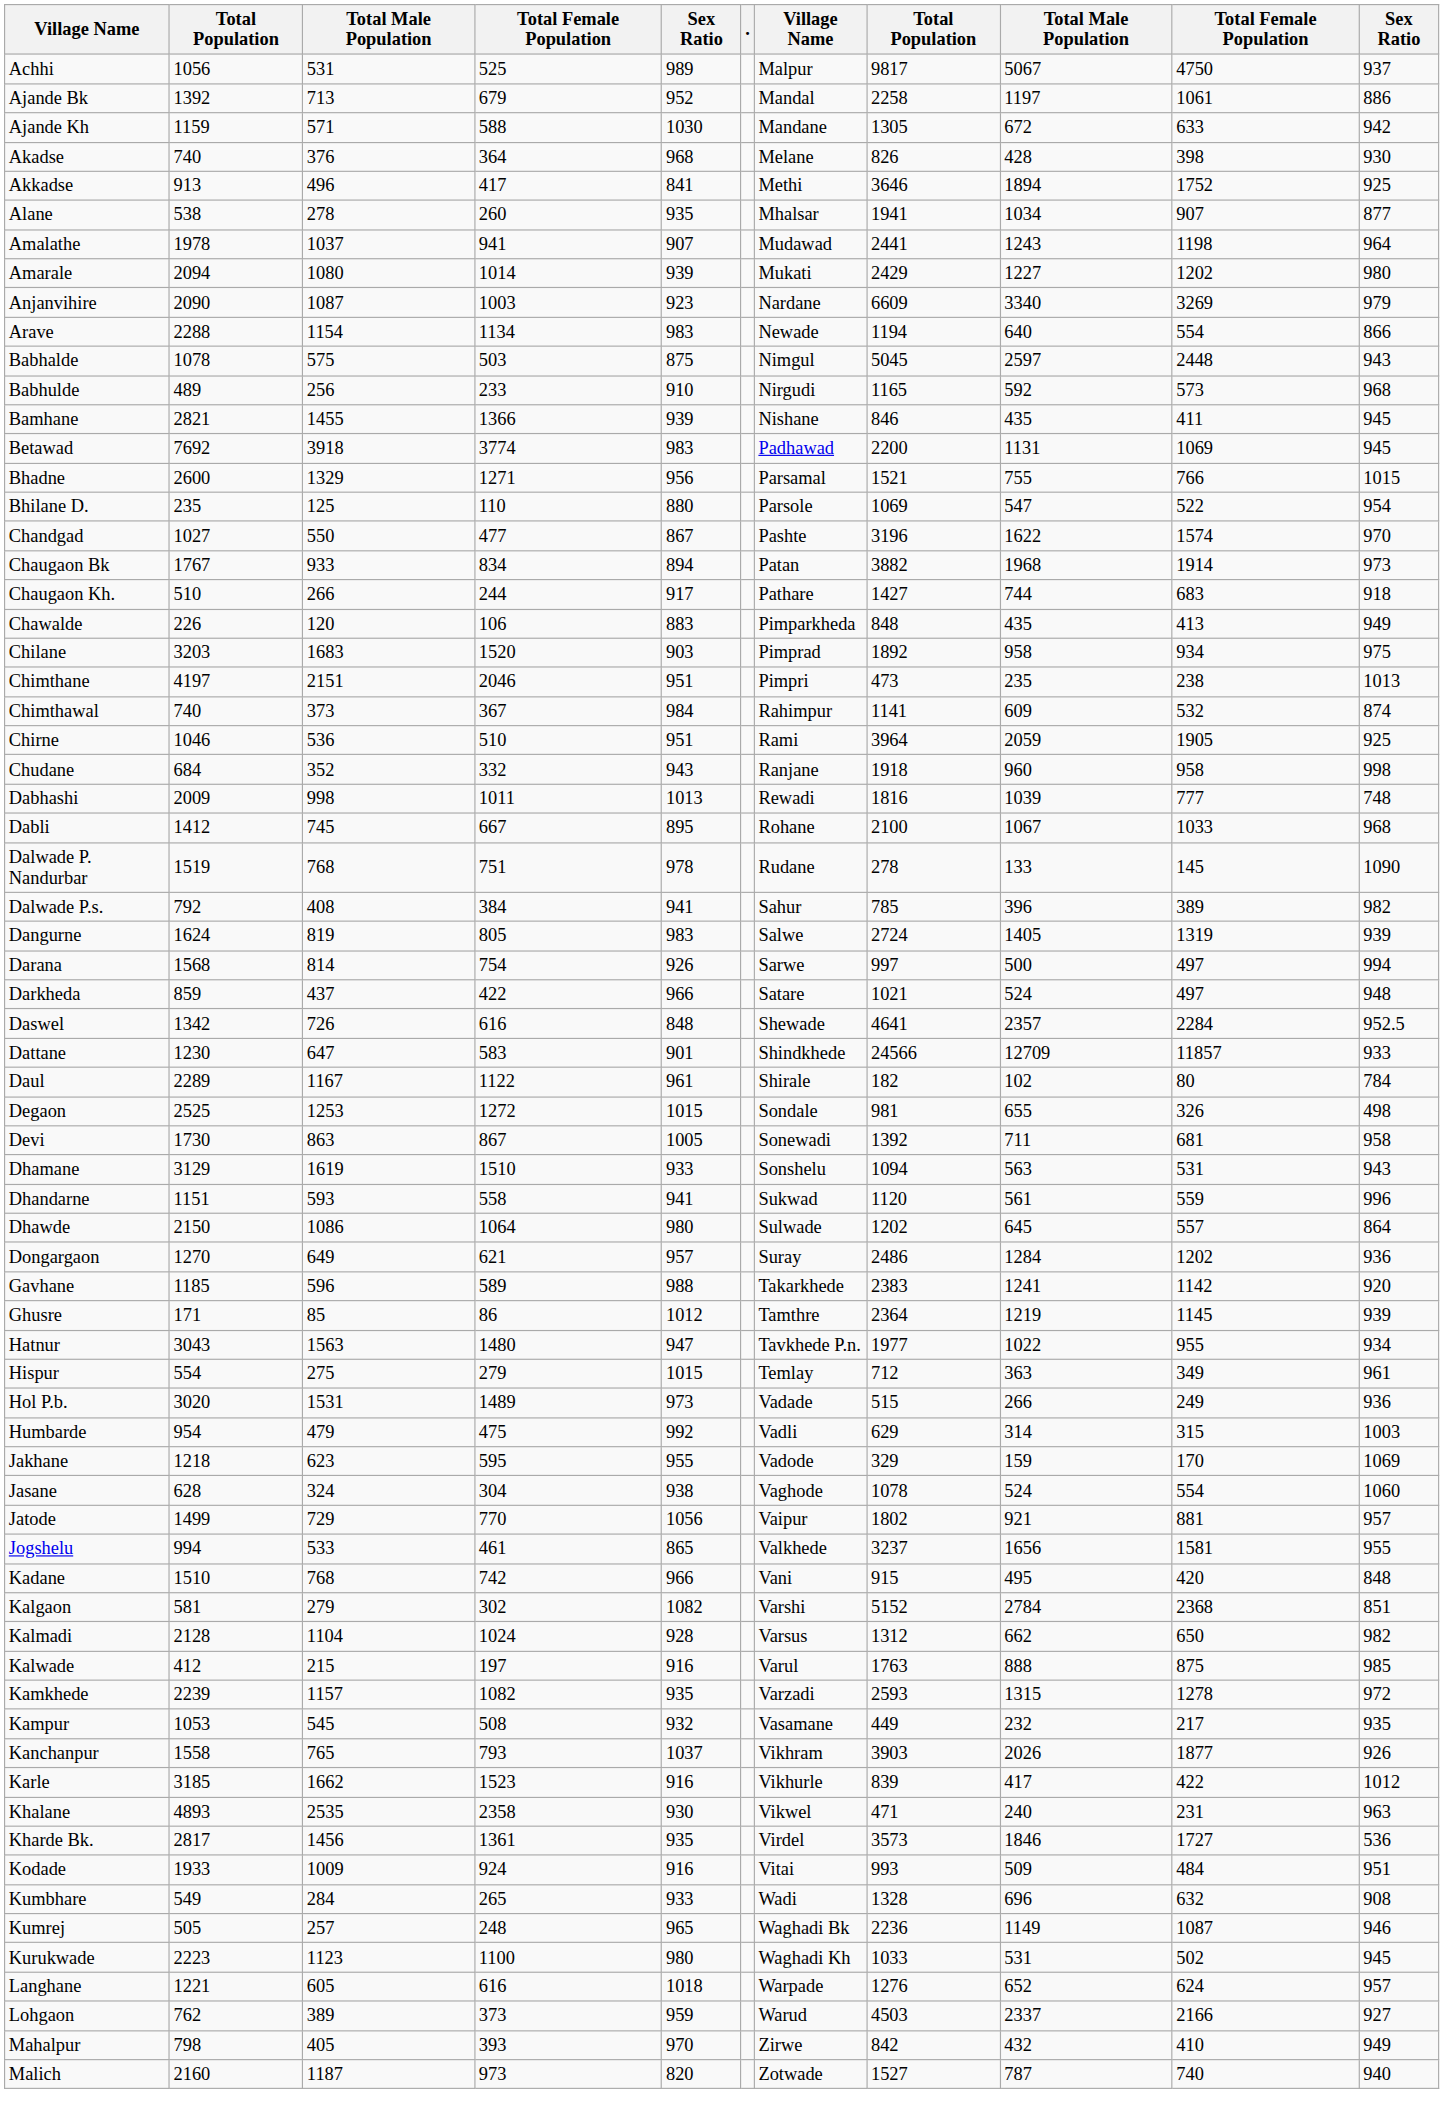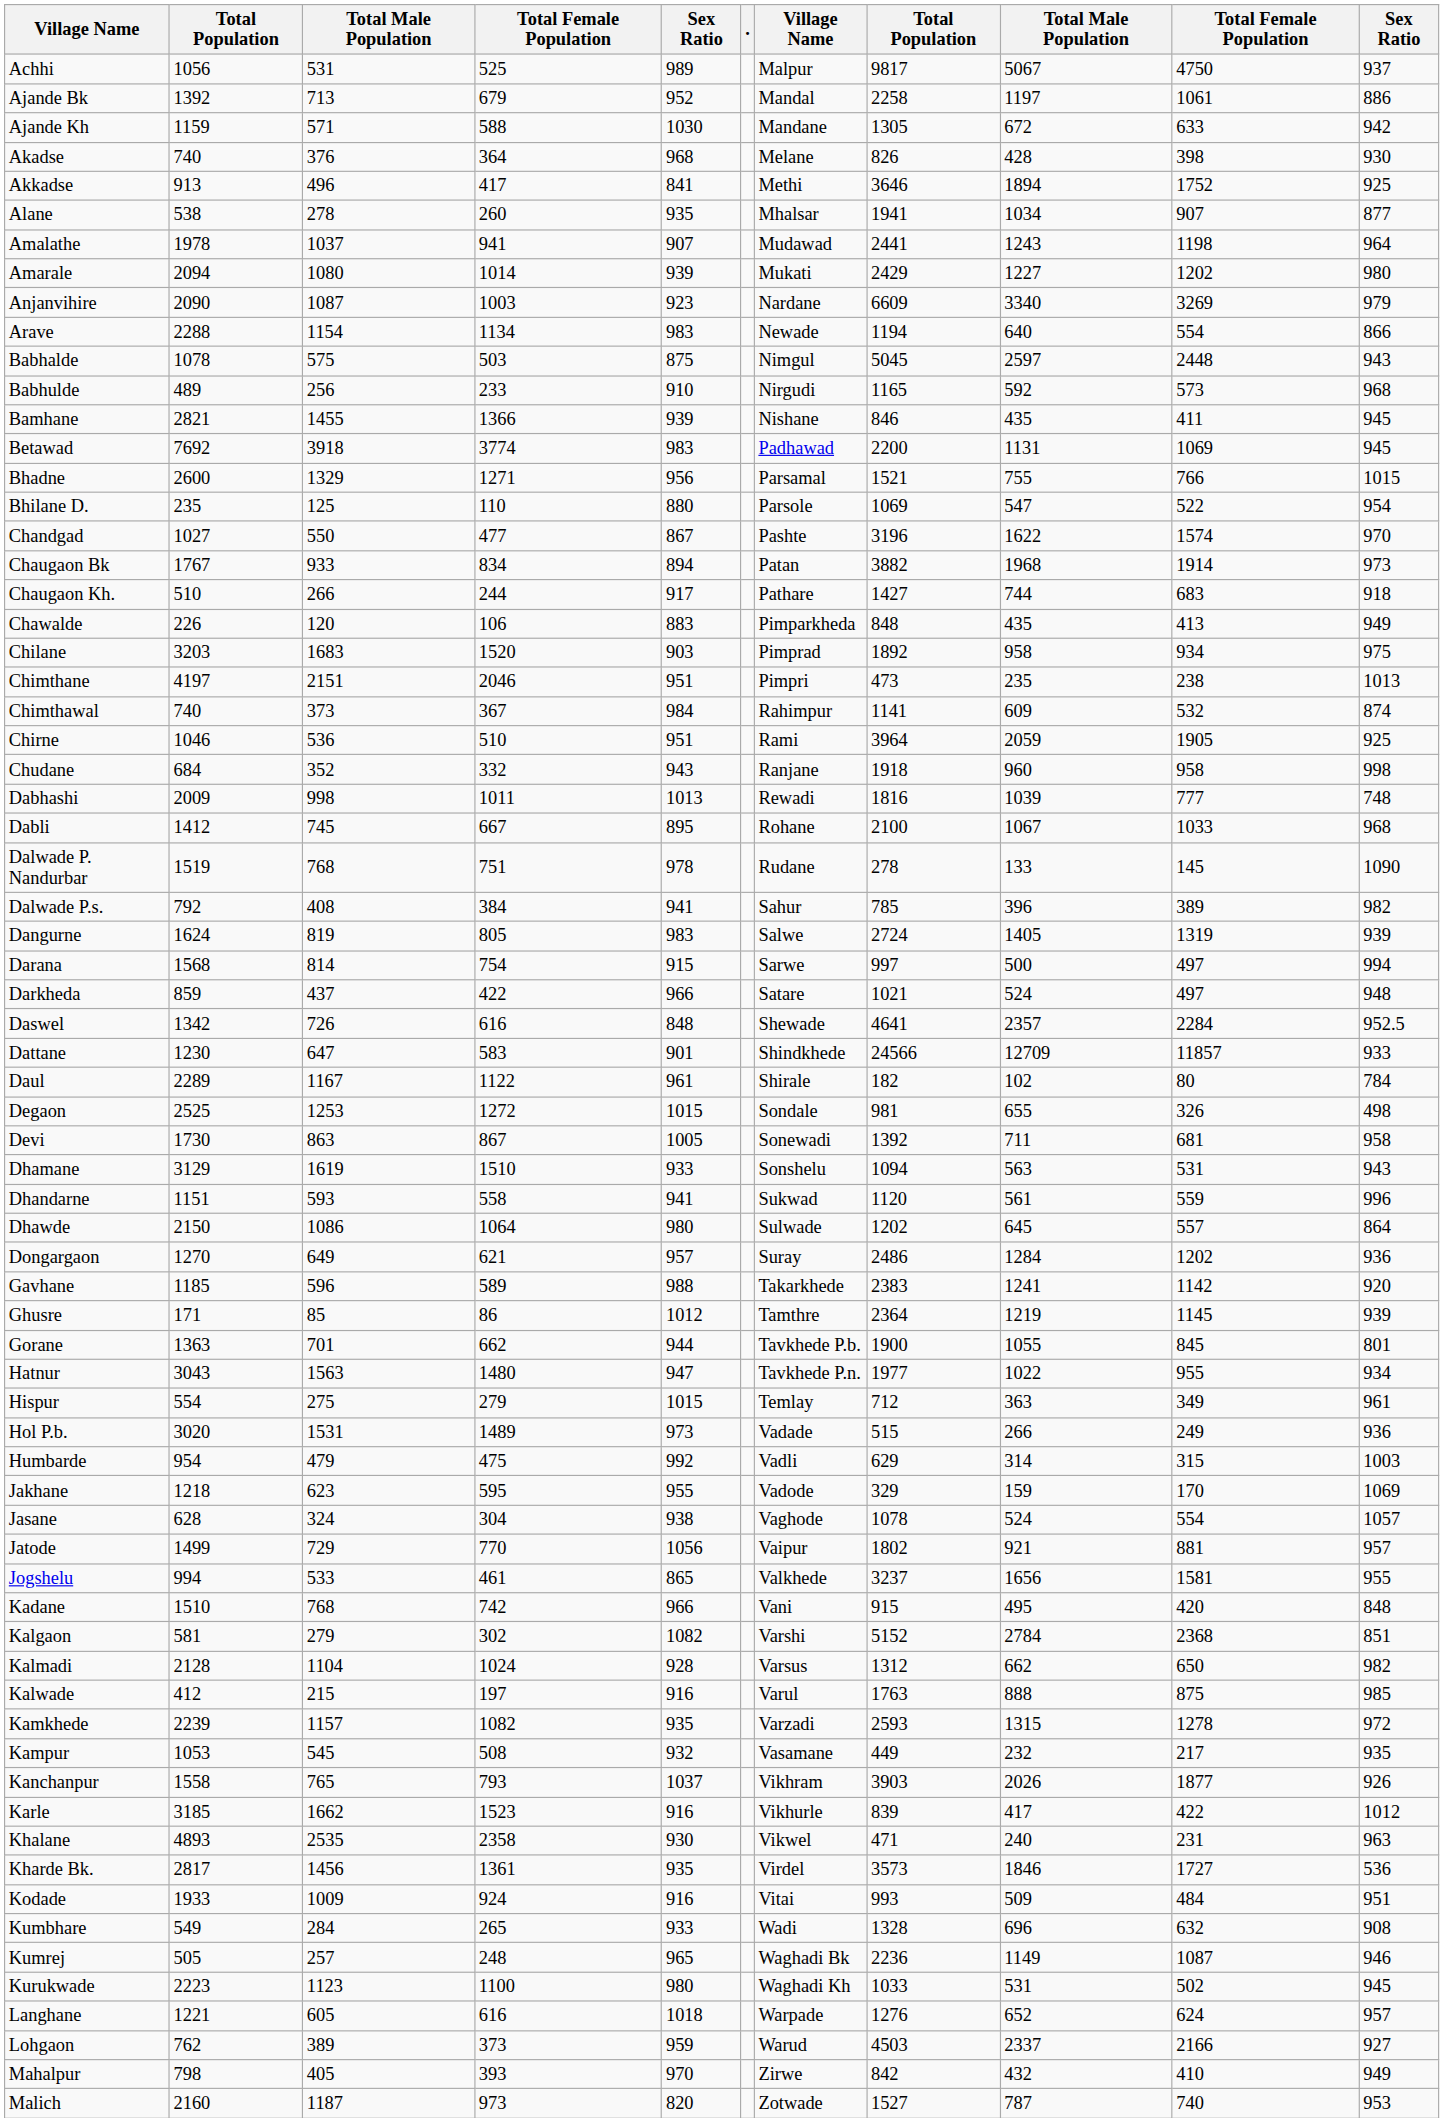(680, 965) 926 -> (680, 965) 915
+ row: (36, 1344)
(1382, 1490) 1060 -> (1382, 1519) 1057
(1377, 2073) 940 -> (1377, 2103) 953
